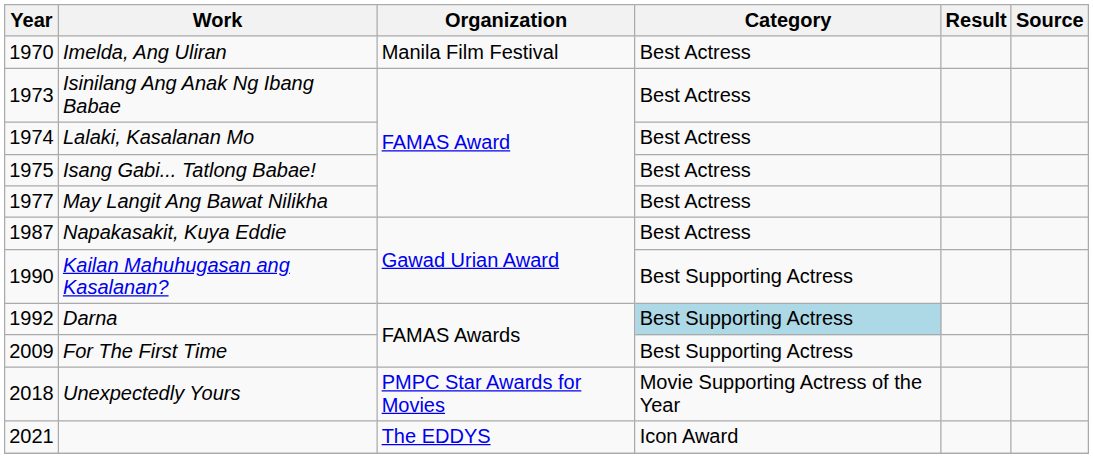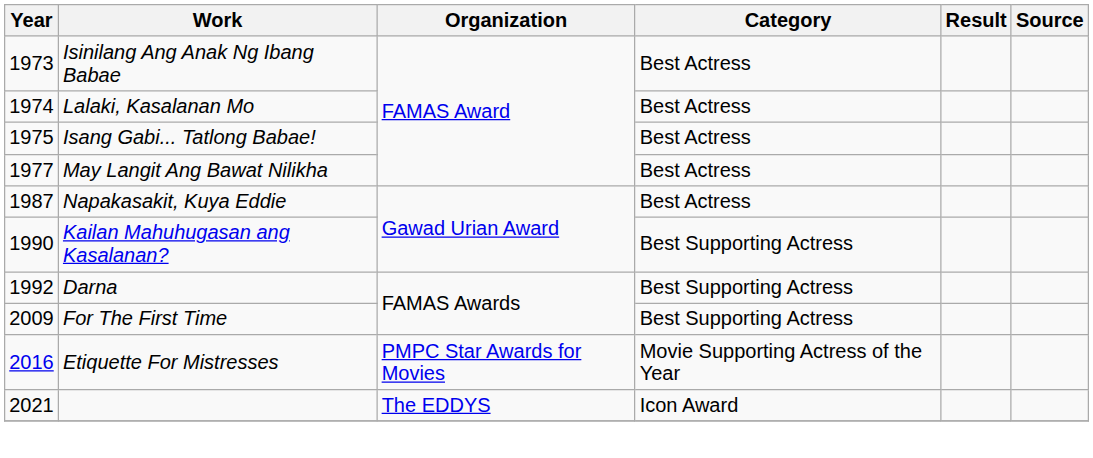- row: (31, 52)
(746, 319) lightblue background -> (746, 287) no background
+ row: (31, 362)
- row: (31, 393)
